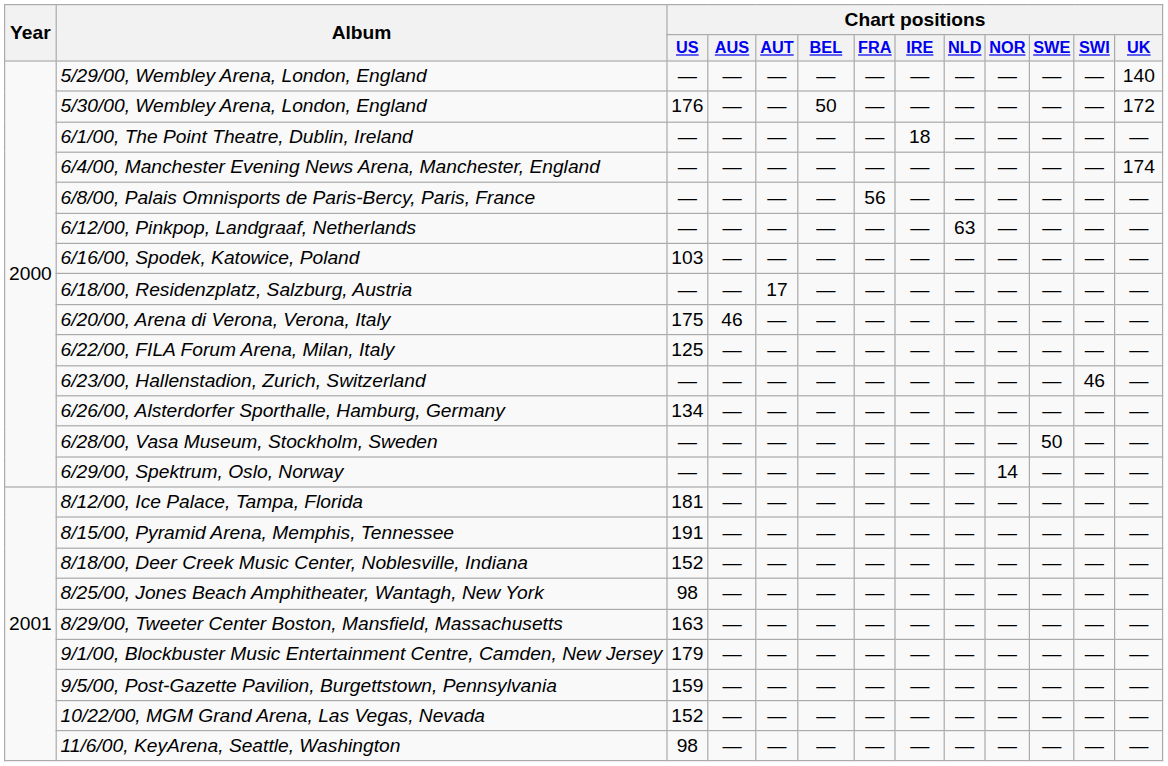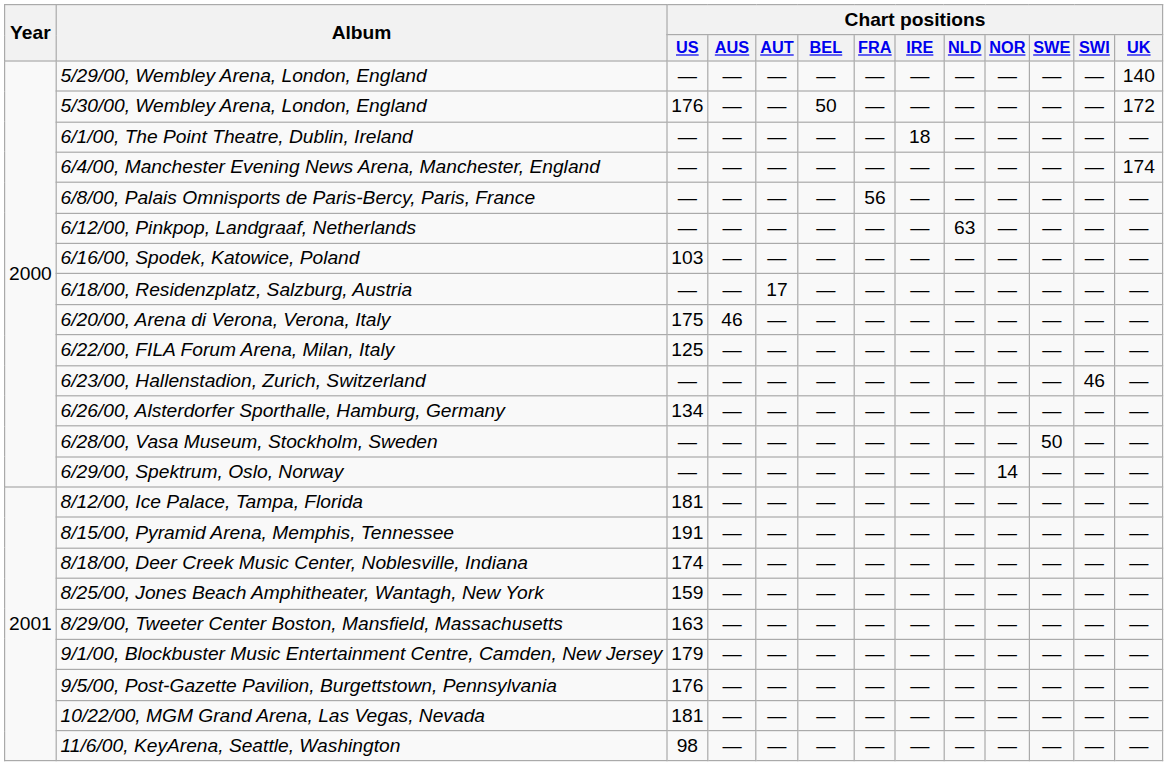(687, 563) 152 -> (687, 563) 174
(687, 593) 98 -> (687, 593) 159
(687, 684) 159 -> (687, 684) 176
(687, 715) 152 -> (687, 715) 181
